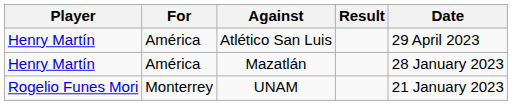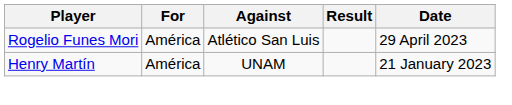(51, 40) Henry Martín -> (73, 40) Rogelio Funes Mori
- row: (276, 64)
(73, 87) Rogelio Funes Mori -> (51, 64) Henry Martín
(179, 87) Monterrey -> (173, 64) América
